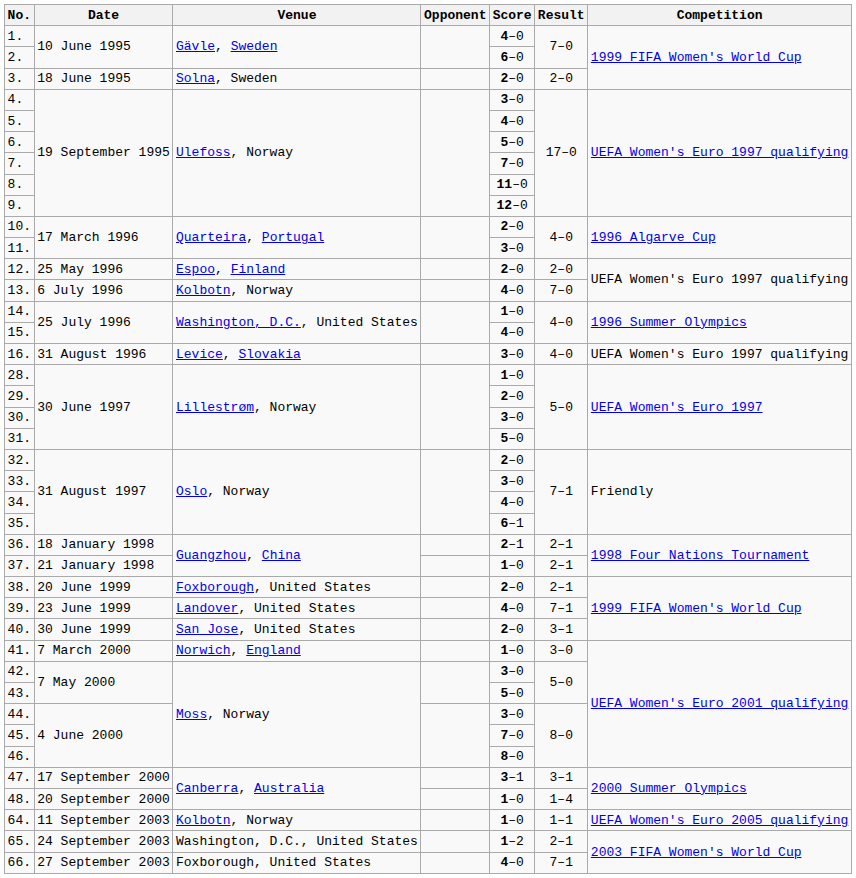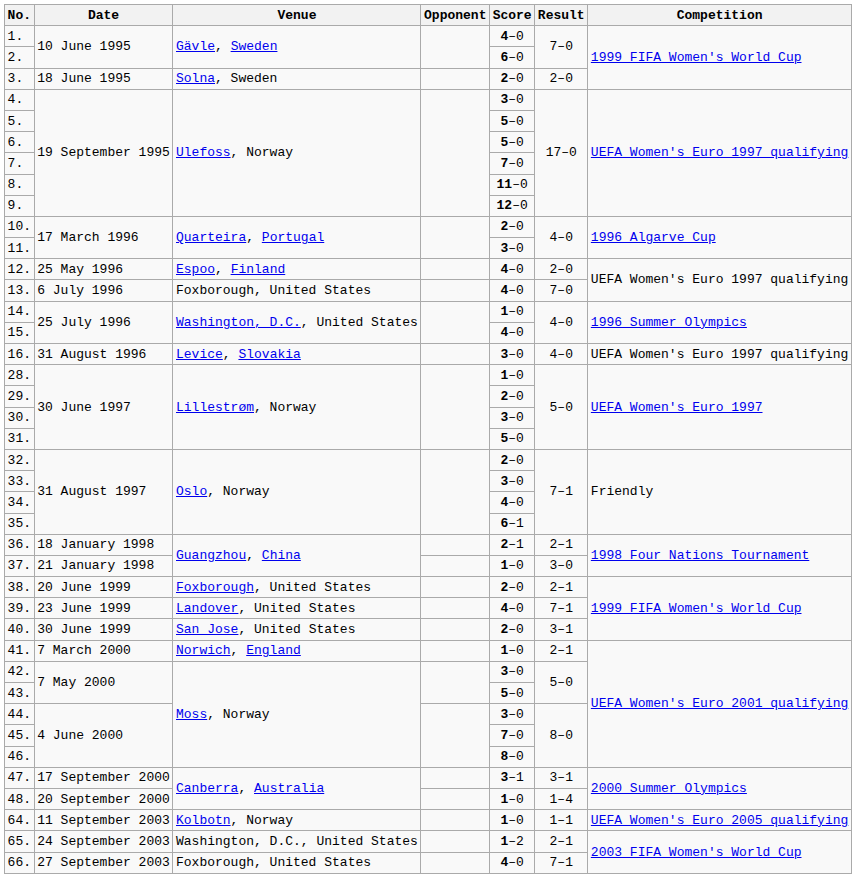(512, 121) 4–0 -> (512, 121) 5–0
(512, 269) 2–0 -> (512, 269) 4–0
(235, 291) Kolbotn, Norway -> (274, 291) Foxborough, United States
(561, 566) 2–1 -> (561, 566) 3–0
(561, 651) 3–0 -> (561, 651) 2–1
